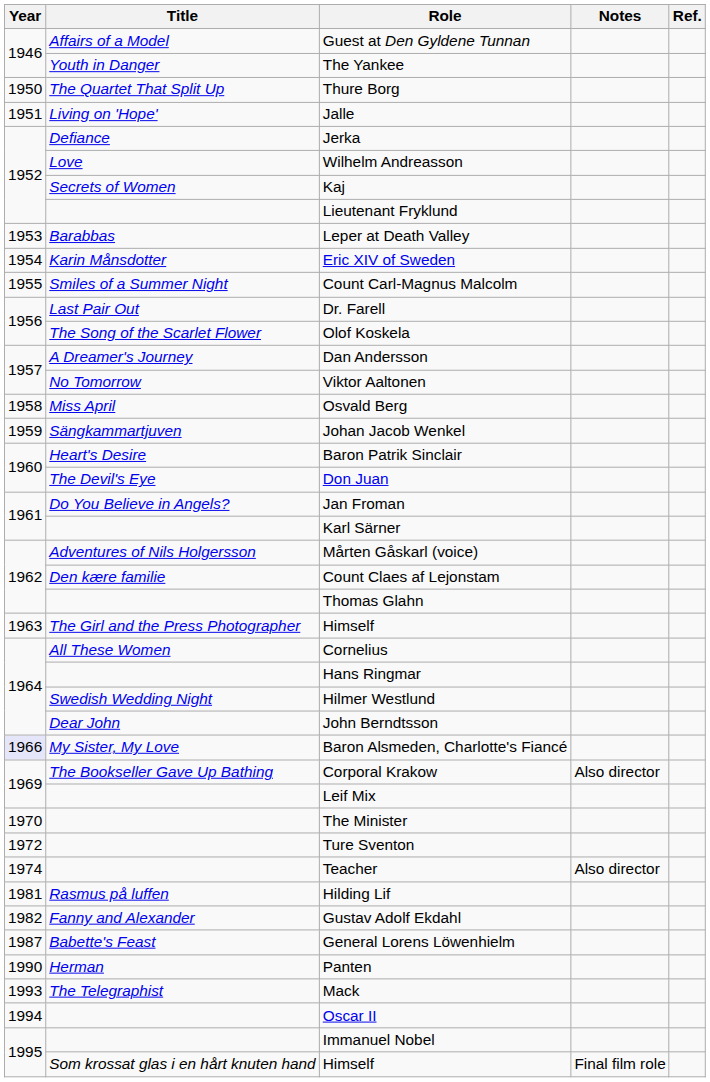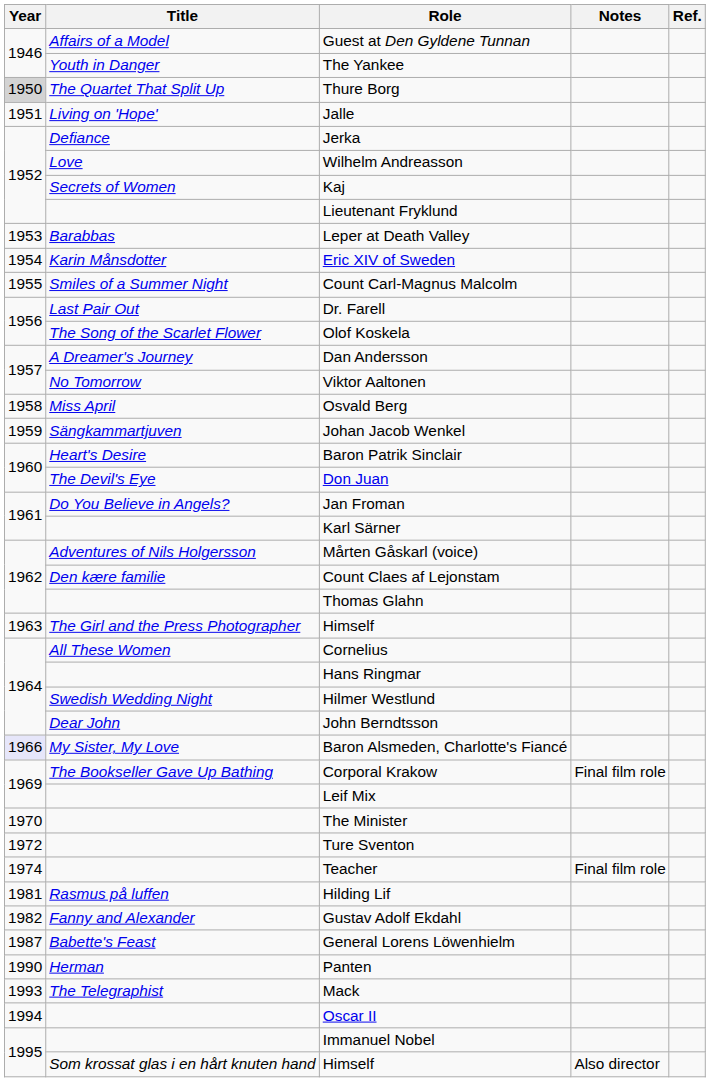(25, 89) no background -> (25, 89) lightgrey background
(617, 771) Also director -> (620, 771) Final film role
(617, 869) Also director -> (620, 869) Final film role
(620, 1064) Final film role -> (617, 1064) Also director
